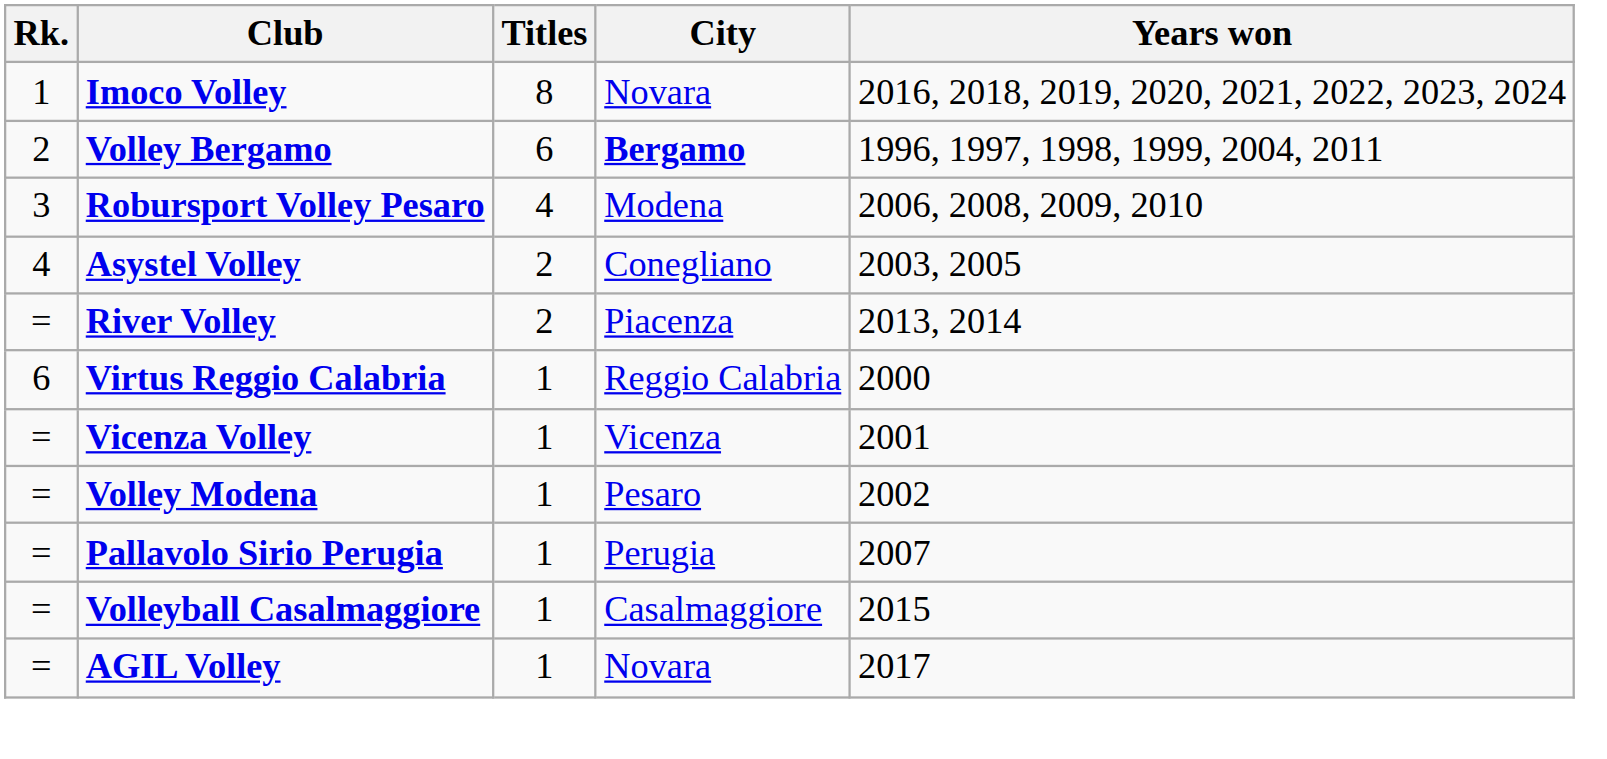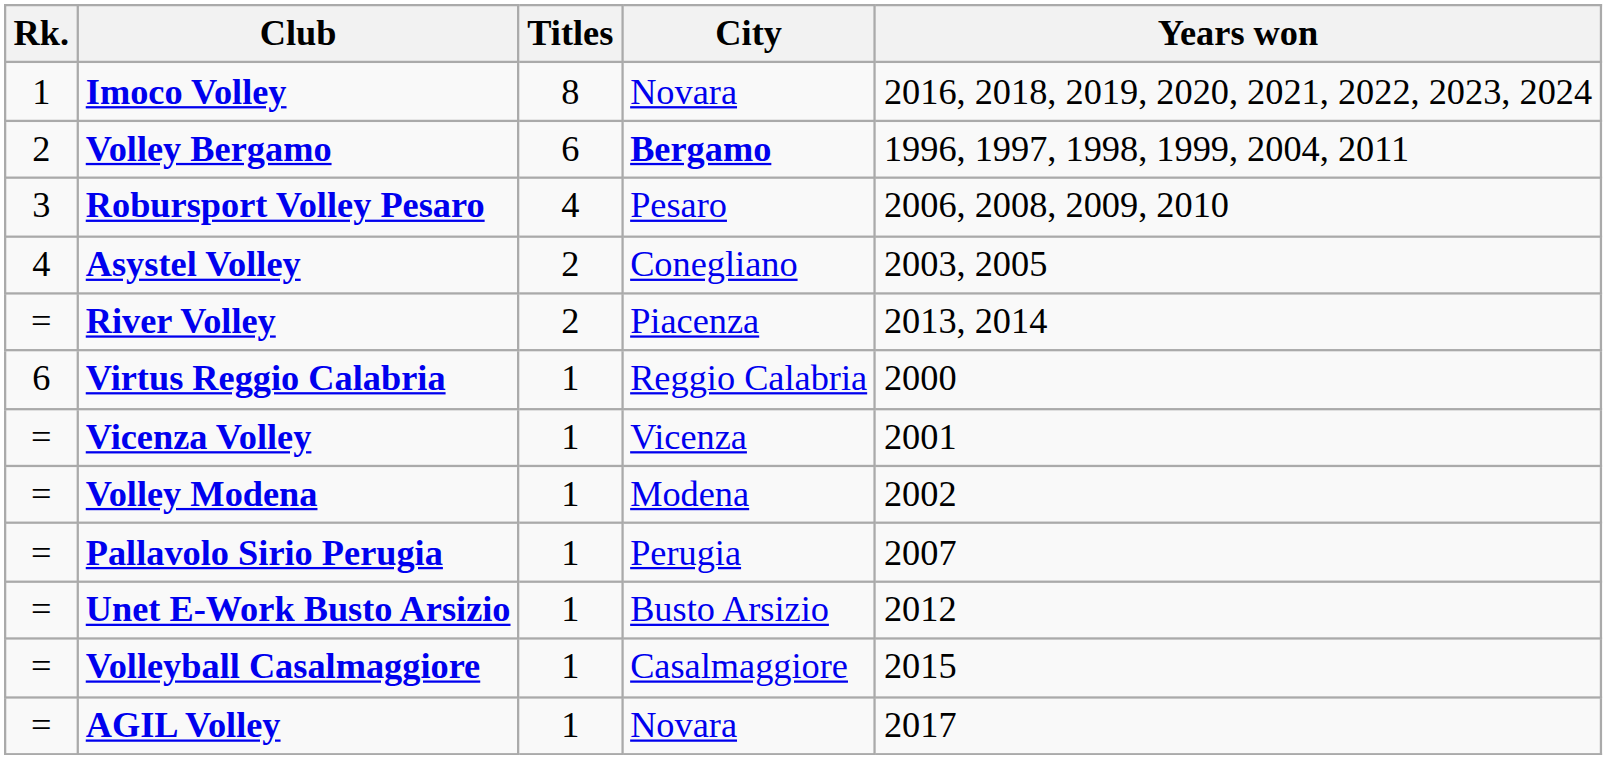(664, 206) Modena -> (679, 206) Pesaro
(653, 494) Pesaro -> (690, 494) Modena
+ row: (298, 609)
